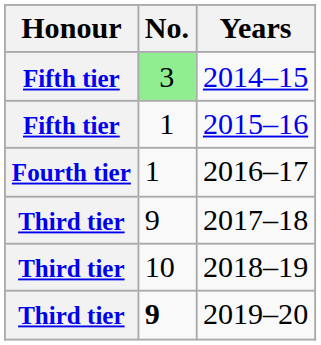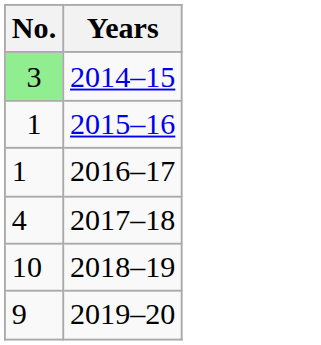- column: (71, 28)
(152, 219) 9 -> (19, 219) 4
(152, 314) bold -> (19, 314) normal
